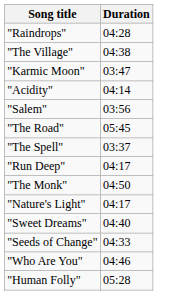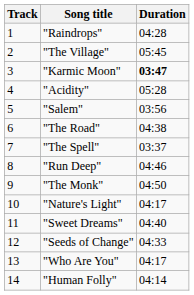+ column: (22, 14)
(117, 52) 04:38 -> (153, 52) 05:45
(117, 71) normal -> (153, 71) bold
(117, 90) 04:14 -> (153, 90) 05:28
(117, 128) 05:45 -> (153, 128) 04:38
(117, 166) 04:17 -> (153, 166) 04:46
(117, 261) 04:46 -> (153, 261) 04:17
(117, 280) 05:28 -> (153, 280) 04:14
